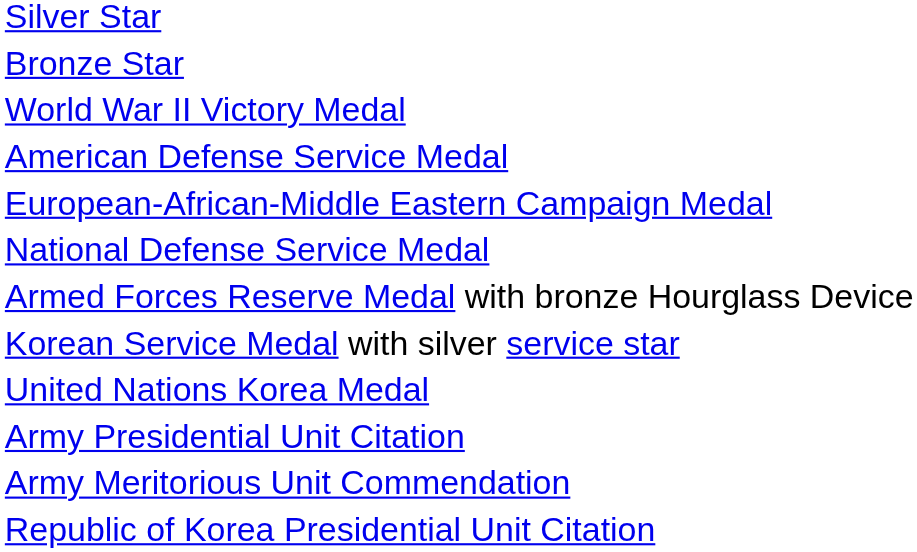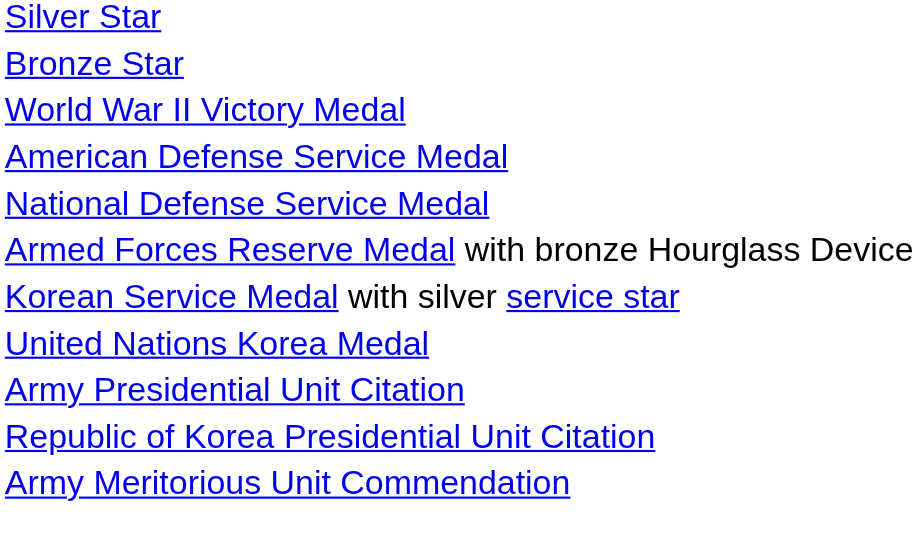- row: (389, 203)
rows swapped: (288, 483) <-> (330, 529)
